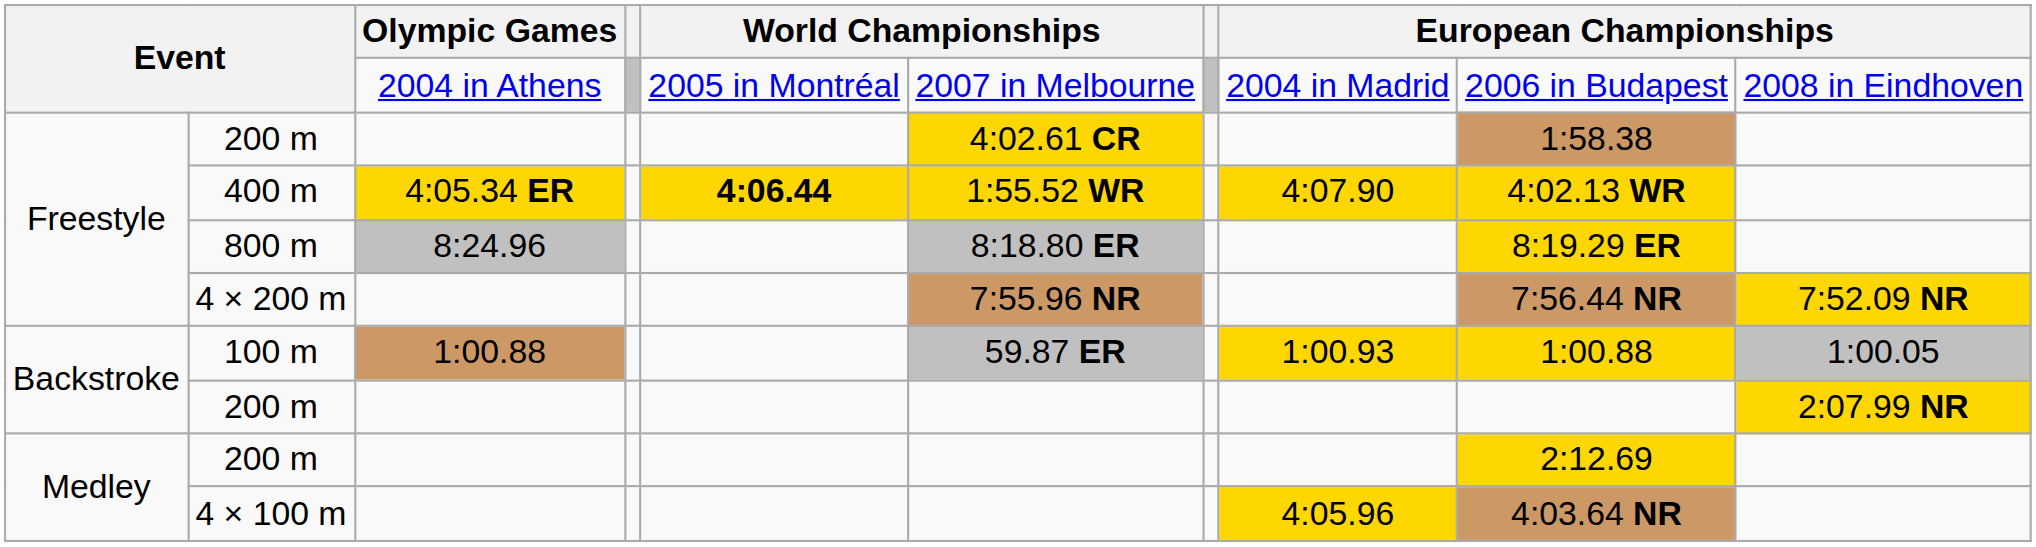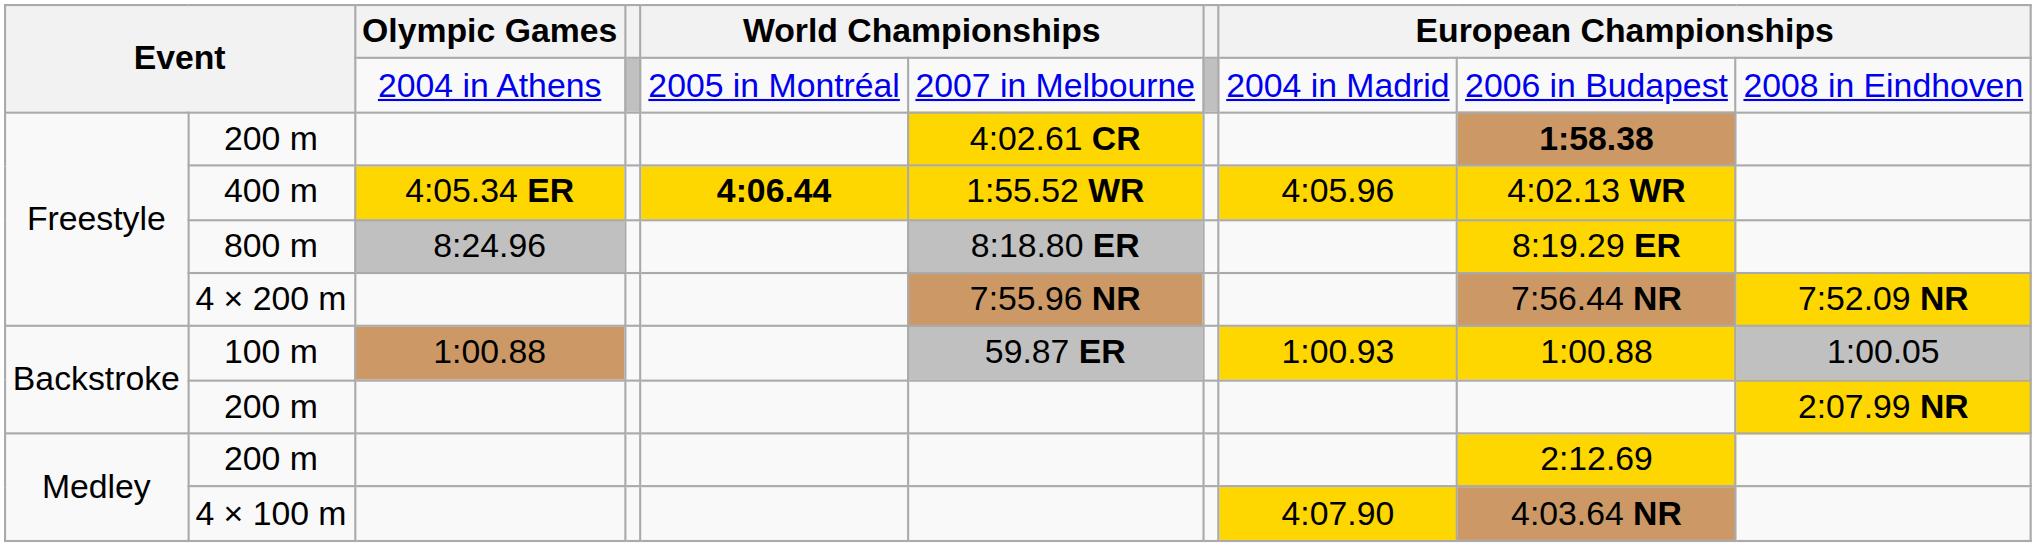(1597, 138) normal -> (1597, 138) bold
(1338, 191) 4:07.90 -> (1338, 191) 4:05.96
(1338, 513) 4:05.96 -> (1338, 513) 4:07.90
